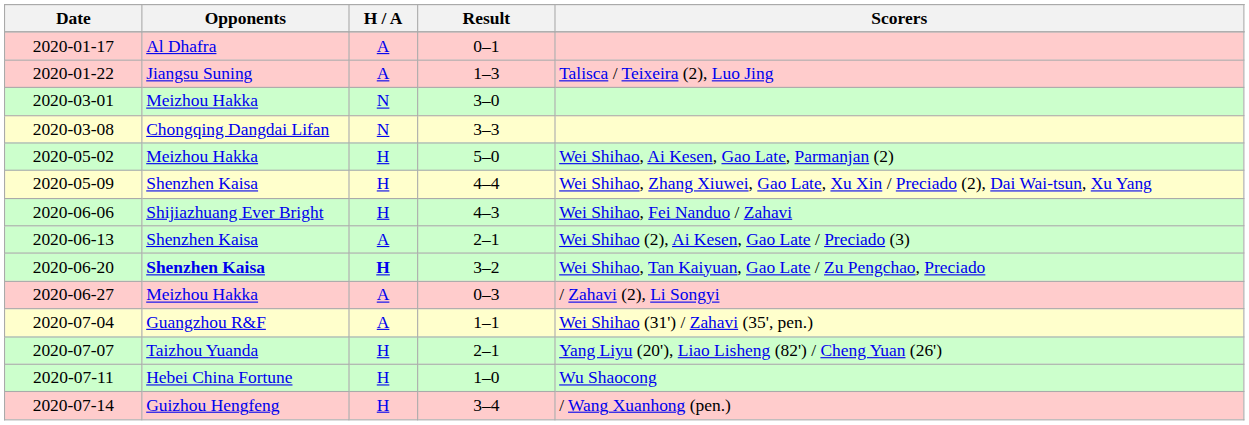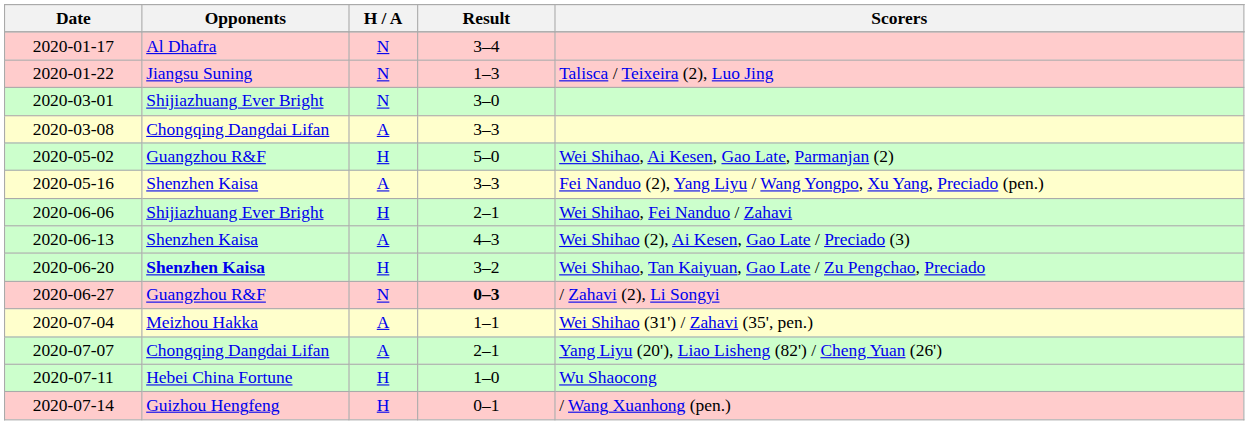(383, 45) A -> (383, 45) N
(486, 45) 0–1 -> (486, 45) 3–4
(383, 73) A -> (383, 73) N
(202, 101) Meizhou Hakka -> (235, 101) Shijiazhuang Ever Bright
(383, 128) N -> (383, 128) A
(202, 156) Meizhou Hakka -> (206, 156) Guangzhou R&F
- row: (73, 184)
+ row: (73, 184)
(486, 211) 4–3 -> (486, 211) 2–1
(486, 239) 2–1 -> (486, 239) 4–3
(383, 267) bold -> (383, 267) normal
(202, 294) Meizhou Hakka -> (206, 294) Guangzhou R&F
(383, 294) A -> (383, 294) N
(486, 294) normal -> (486, 294) bold
(206, 322) Guangzhou R&F -> (202, 322) Meizhou Hakka
(202, 350) Taizhou Yuanda -> (238, 350) Chongqing Dangdai Lifan
(383, 350) H -> (383, 350) A
(486, 405) 3–4 -> (486, 405) 0–1
